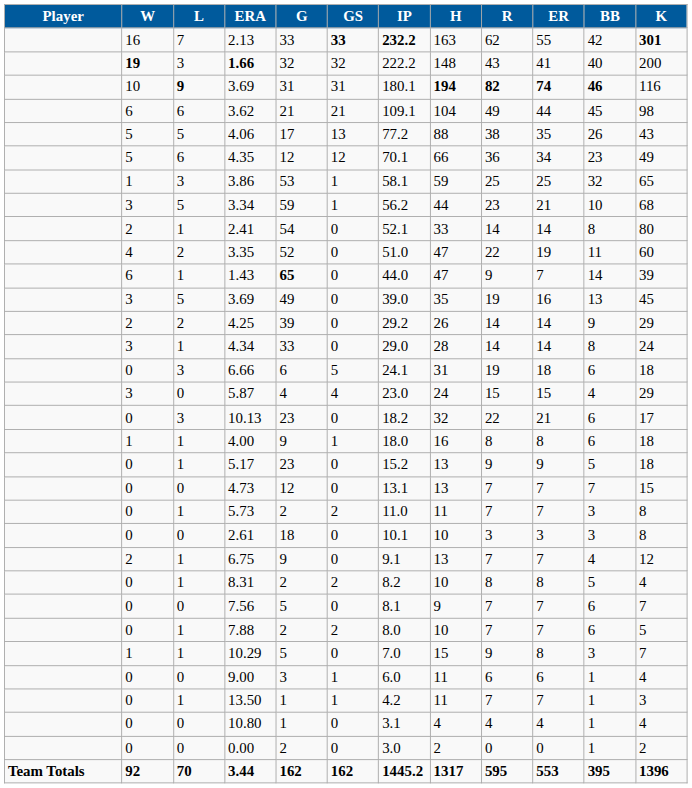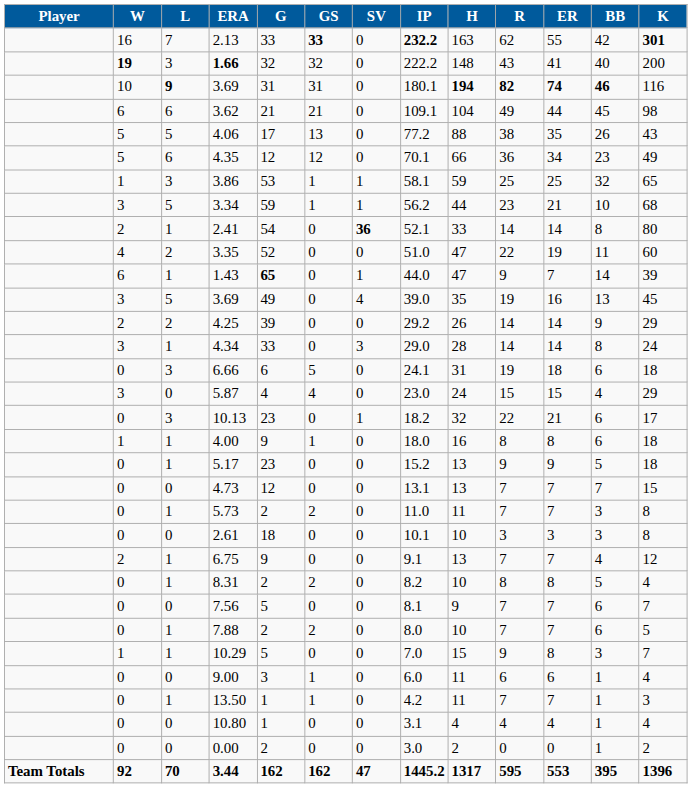+ column: (376, 16)
